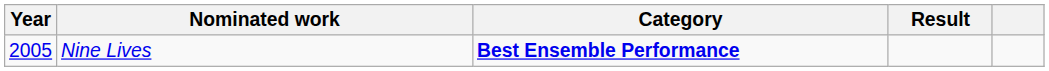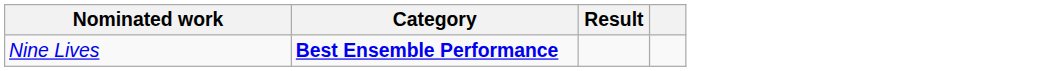- column: (31, 19)
